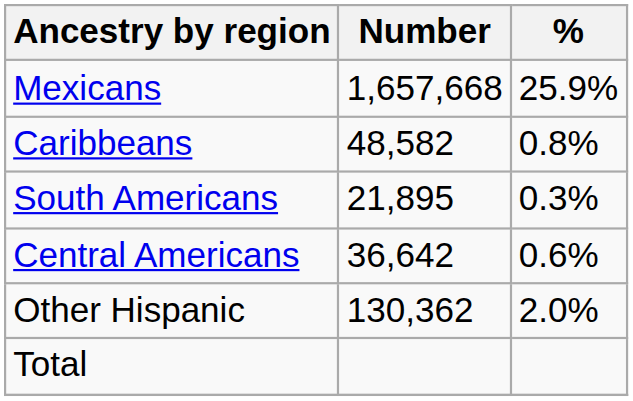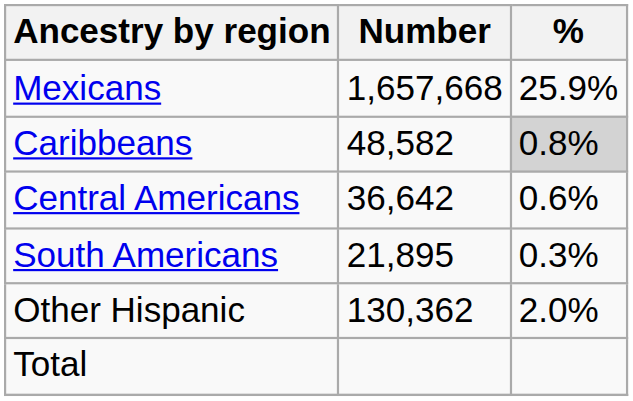(559, 143) no background -> (559, 143) lightgrey background
rows swapped: (156, 254) <-> (146, 198)
